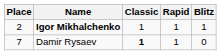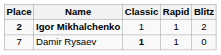(19, 27) normal -> (19, 27) bold
(204, 27) 1 -> (204, 27) 2
